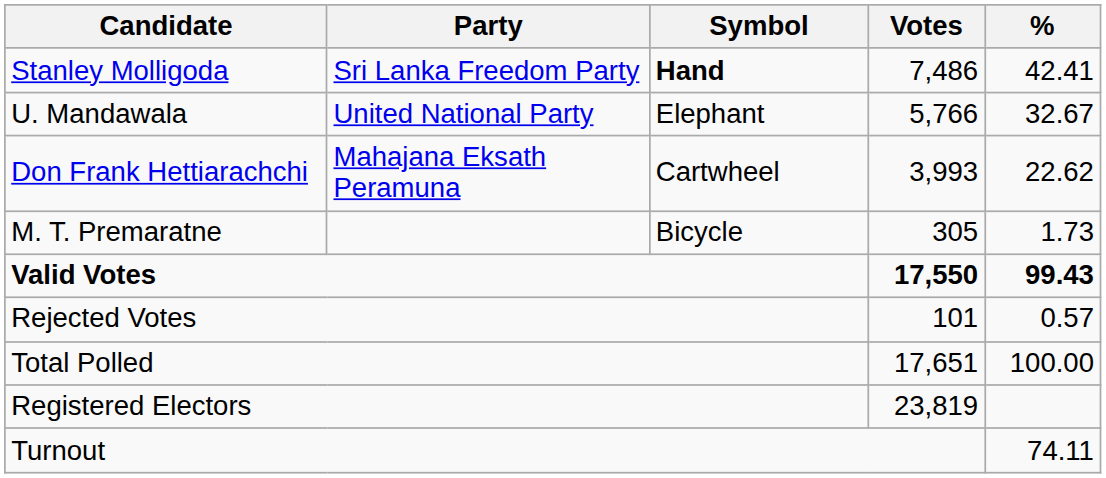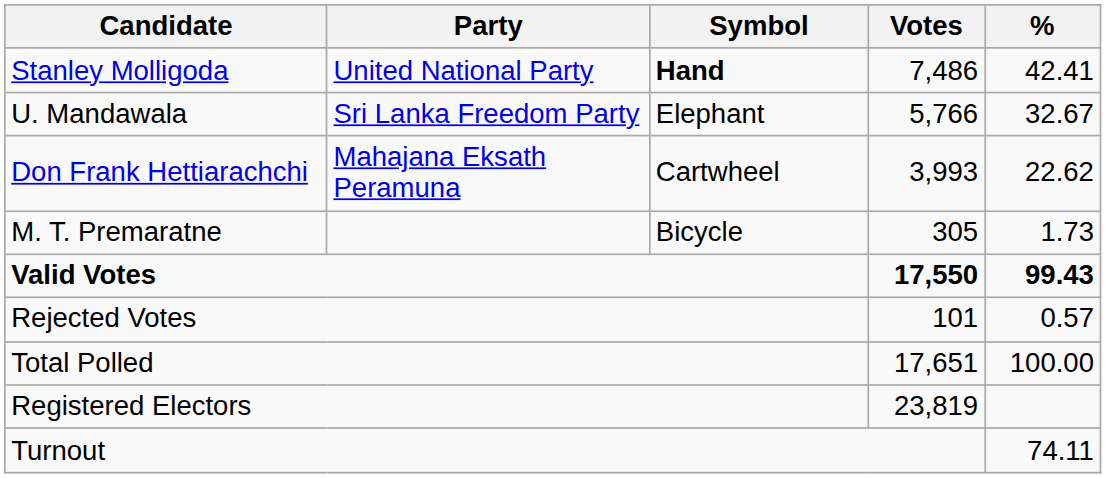(486, 69) Sri Lanka Freedom Party -> (464, 69) United National Party
(464, 113) United National Party -> (486, 113) Sri Lanka Freedom Party
